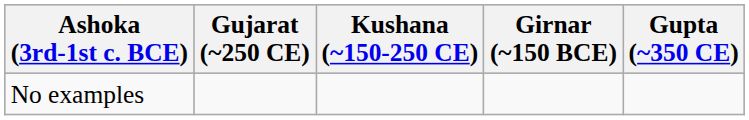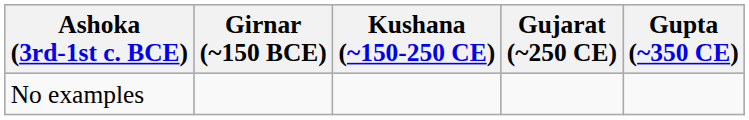columns swapped: (553, 38) <-> (255, 38)
